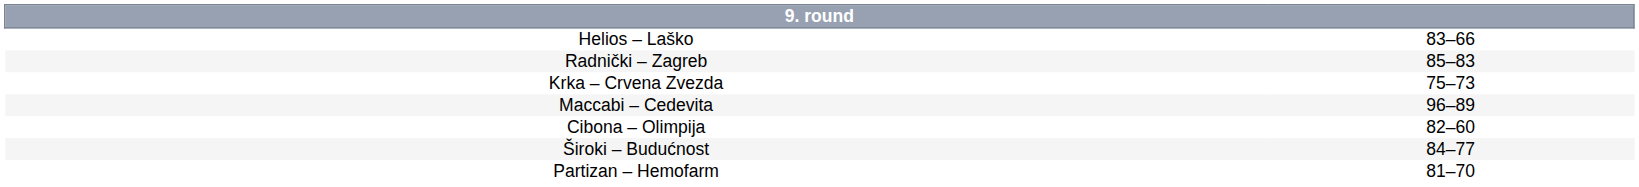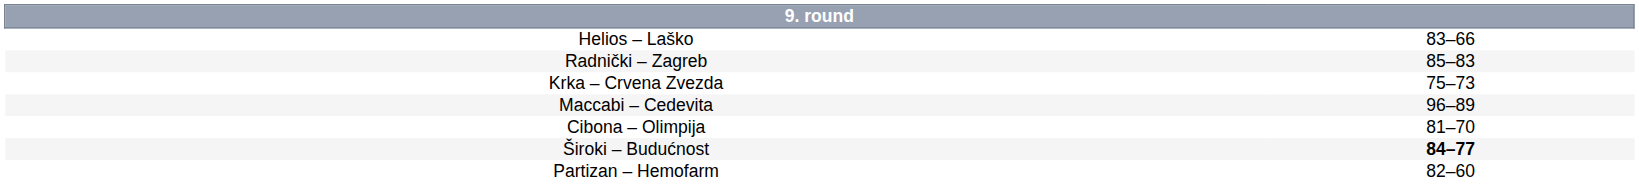(1451, 127) 82–60 -> (1451, 127) 81–70
(1451, 149) normal -> (1451, 149) bold
(1451, 171) 81–70 -> (1451, 171) 82–60
